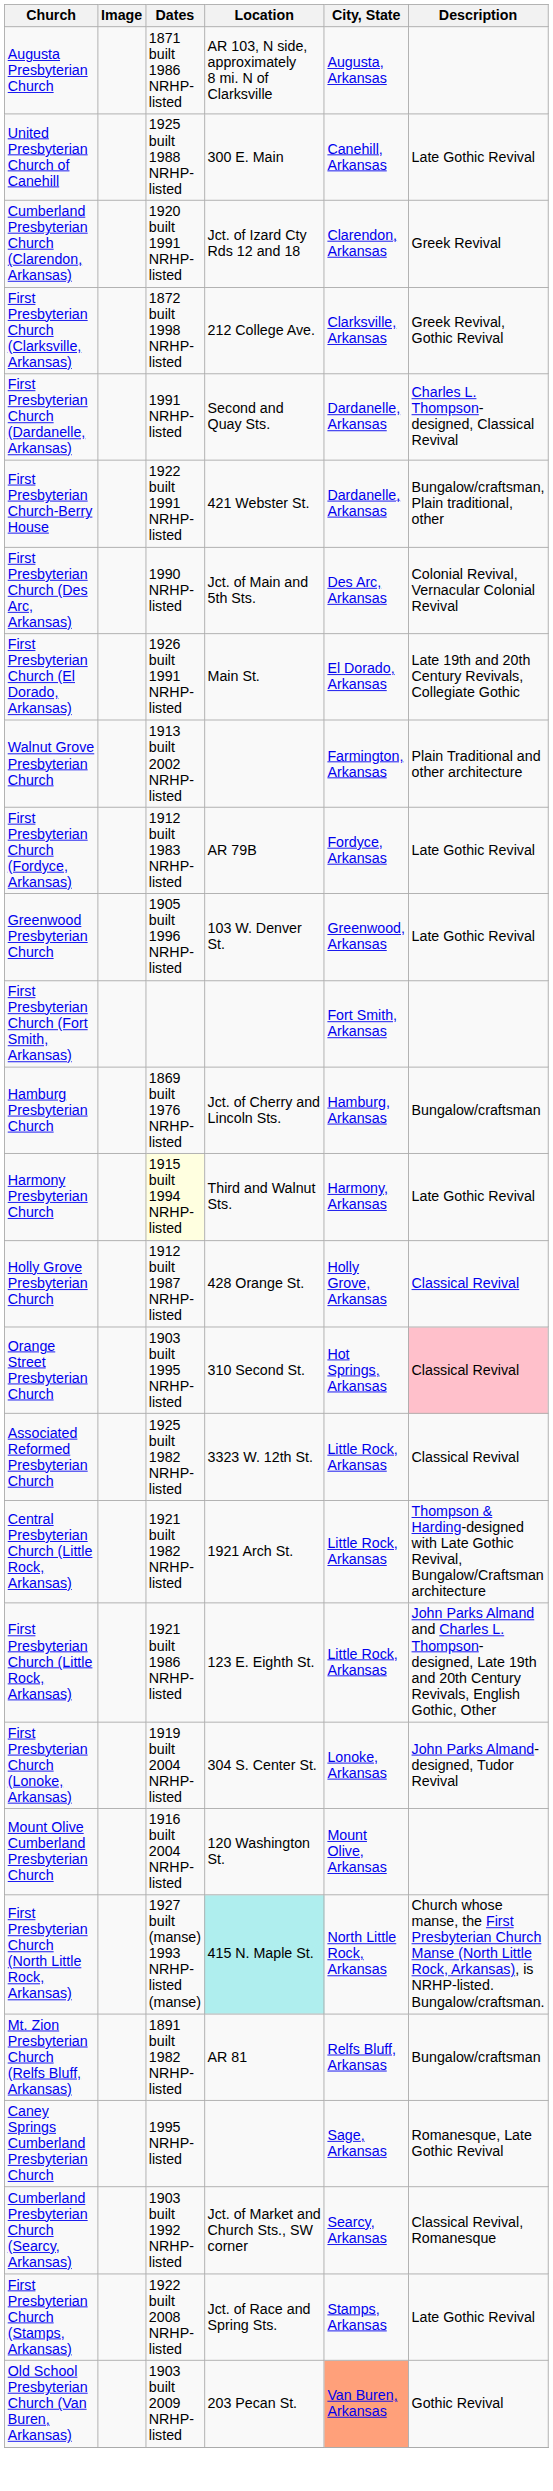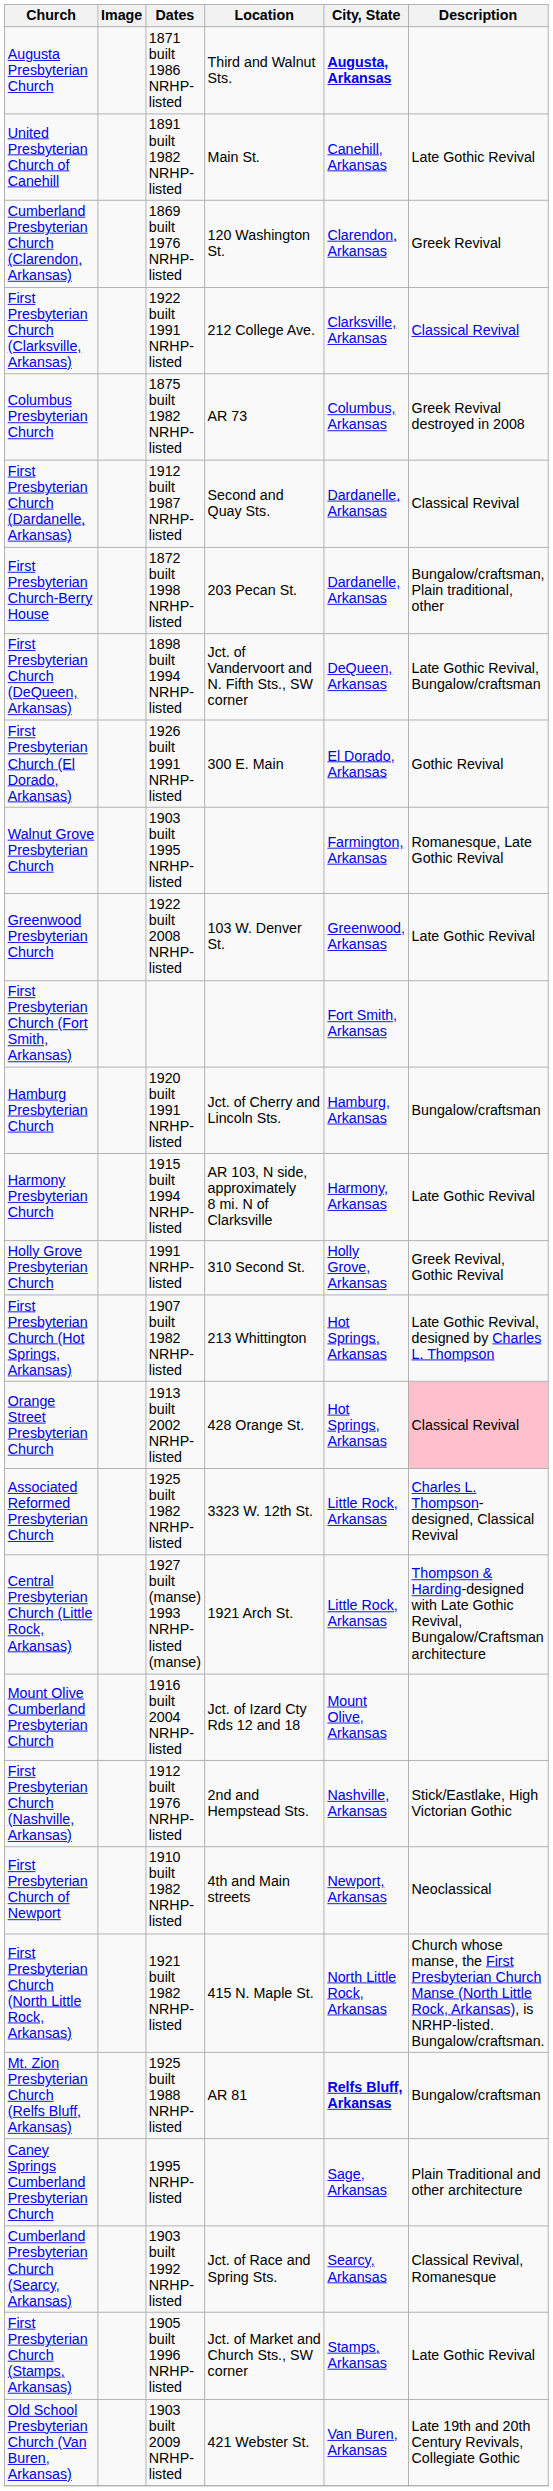(257, 70) AR 103, N side, approximately 8 mi. N of Clarksville -> (262, 70) Third and Walnut Sts.
(357, 70) normal -> (359, 70) bold
(171, 157) 1925 built 1988 NRHP-listed -> (171, 157) 1891 built 1982 NRHP-listed
(246, 157) 300 E. Main -> (234, 157) Main St.
(171, 243) 1920 built 1991 NRHP-listed -> (171, 243) 1869 built 1976 NRHP-listed
(257, 243) Jct. of Izard Cty Rds 12 and 18 -> (259, 243) 120 Washington St.
(171, 330) 1872 built 1998 NRHP-listed -> (171, 330) 1922 built 1991 NRHP-listed
(458, 330) Greek Revival, Gothic Revival -> (465, 330) Classical Revival
+ row: (48, 417)
(171, 417) 1991 NRHP-listed -> (171, 503) 1912 built 1987 NRHP-listed
(473, 417) Charles L. Thompson-designed, Classical Revival -> (465, 503) Classical Revival
(171, 503) 1922 built 1991 NRHP-listed -> (171, 590) 1872 built 1998 NRHP-listed
(259, 503) 421 Webster St. -> (252, 590) 203 Pecan St.
+ row: (48, 677)
- row: (48, 590)
(234, 677) Main St. -> (246, 763) 300 E. Main
(471, 677) Late 19th and 20th Century Revivals, Collegiate Gothic -> (457, 763) Gothic Revival
(171, 763) 1913 built 2002 NRHP-listed -> (171, 850) 1903 built 1995 NRHP-listed
(476, 763) Plain Traditional and other architecture -> (472, 850) Romanesque, Late Gothic Revival
- row: (48, 850)
(171, 937) 1905 built 1996 NRHP-listed -> (171, 937) 1922 built 2008 NRHP-listed
(171, 1110) 1869 built 1976 NRHP-listed -> (171, 1110) 1920 built 1991 NRHP-listed
(171, 1197) lightyellow background -> (171, 1197) no background
(262, 1197) Third and Walnut Sts. -> (257, 1197) AR 103, N side, approximately 8 mi. N of Clarksville
(171, 1283) 1912 built 1987 NRHP-listed -> (171, 1267) 1991 NRHP-listed
(256, 1283) 428 Orange St. -> (256, 1267) 310 Second St.
(465, 1283) Classical Revival -> (458, 1267) Greek Revival, Gothic Revival
+ row: (48, 1338)
(171, 1370) 1903 built 1995 NRHP-listed -> (171, 1424) 1913 built 2002 NRHP-listed
(256, 1370) 310 Second St. -> (256, 1424) 428 Orange St.
(465, 1457) Classical Revival -> (473, 1511) Charles L. Thompson-designed, Classical Revival
(171, 1551) 1921 built 1982 NRHP-listed -> (175, 1614) 1927 built (manse) 1993 NRHP-listed (manse)
- row: (50, 1662)
- row: (48, 1765)
(259, 1851) 120 Washington St. -> (257, 1717) Jct. of Izard Cty Rds 12 and 18
+ row: (48, 1803)
+ row: (48, 1890)
(175, 1954) 1927 built (manse) 1993 NRHP-listed (manse) -> (171, 1993) 1921 built 1982 NRHP-listed
(261, 1954) paleturquoise background -> (261, 1993) no background
(171, 2057) 1891 built 1982 NRHP-listed -> (171, 2095) 1925 built 1988 NRHP-listed
(362, 2057) normal -> (365, 2095) bold
(472, 2143) Romanesque, Late Gothic Revival -> (476, 2182) Plain Traditional and other architecture
(264, 2230) Jct. of Market and Church Sts., SW corner -> (259, 2269) Jct. of Race and Spring Sts.
(171, 2317) 1922 built 2008 NRHP-listed -> (171, 2355) 1905 built 1996 NRHP-listed
(259, 2317) Jct. of Race and Spring Sts. -> (264, 2355) Jct. of Market and Church Sts., SW corner
(252, 2403) 203 Pecan St. -> (259, 2442) 421 Webster St.
(362, 2403) lightsalmon background -> (362, 2442) no background
(457, 2403) Gothic Revival -> (471, 2442) Late 19th and 20th Century Revivals, Collegiate Gothic
